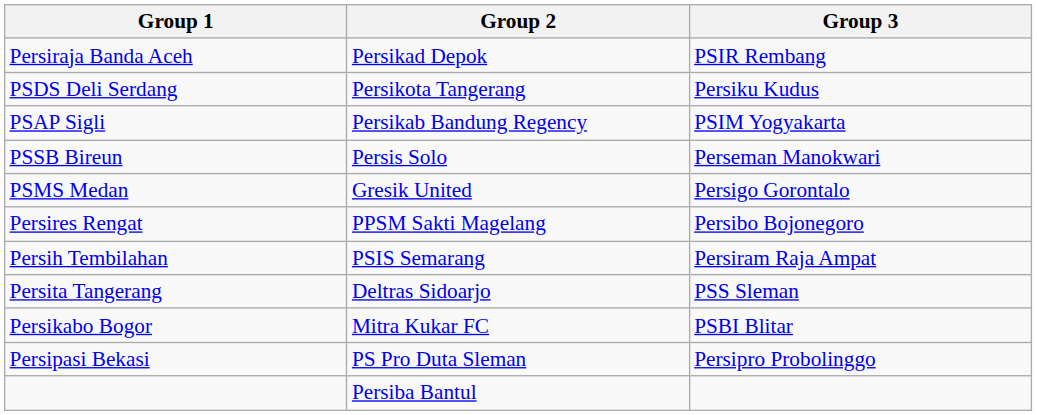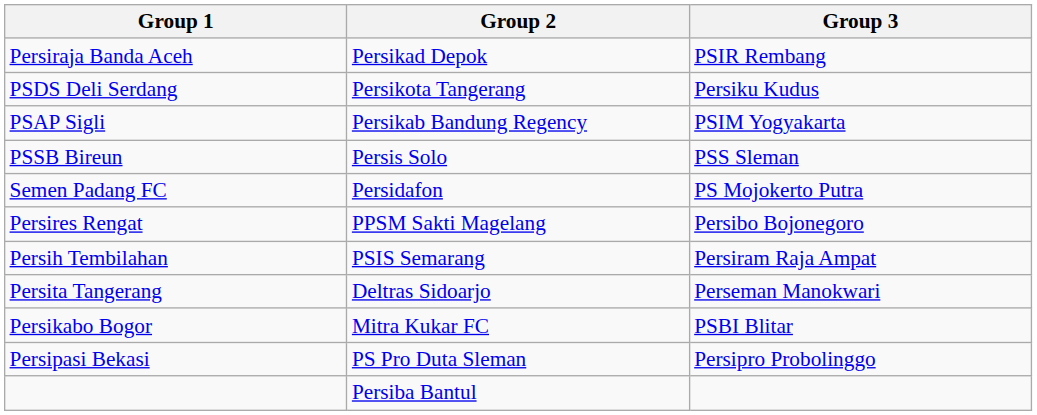(787, 156) Perseman Manokwari -> (747, 156) PSS Sleman
- row: (69, 190)
+ row: (88, 190)
(747, 291) PSS Sleman -> (787, 291) Perseman Manokwari
